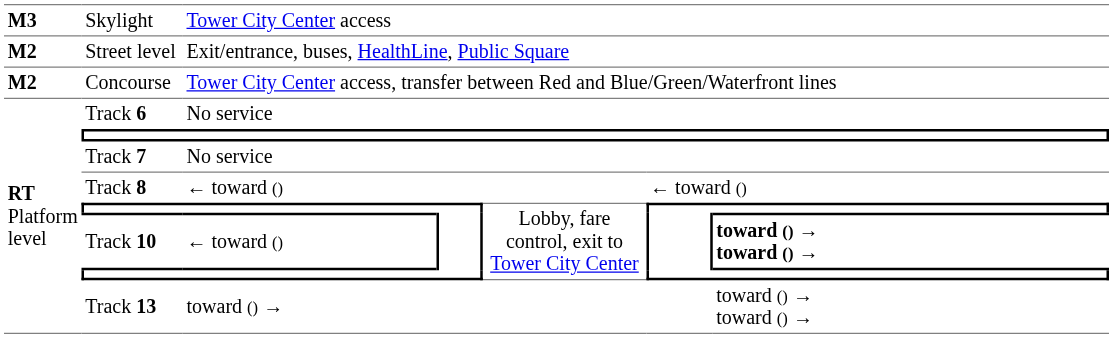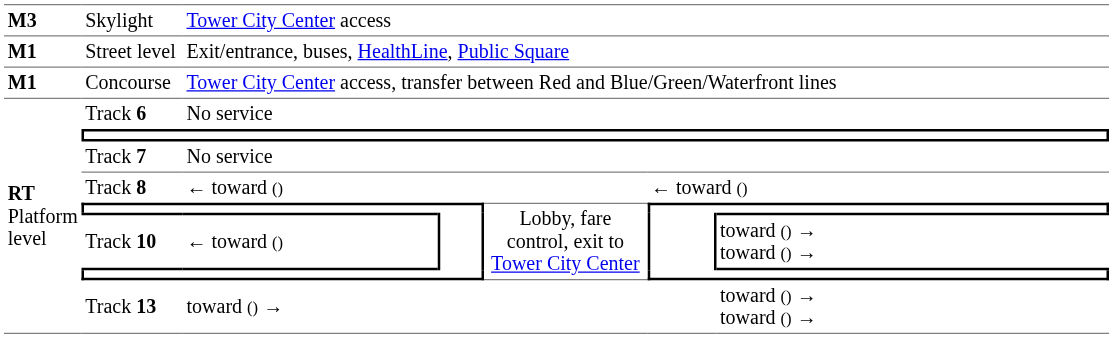(22, 51) M2 -> (22, 51) M1
(22, 82) M2 -> (22, 82) M1
(767, 241) bold -> (768, 241) normal
